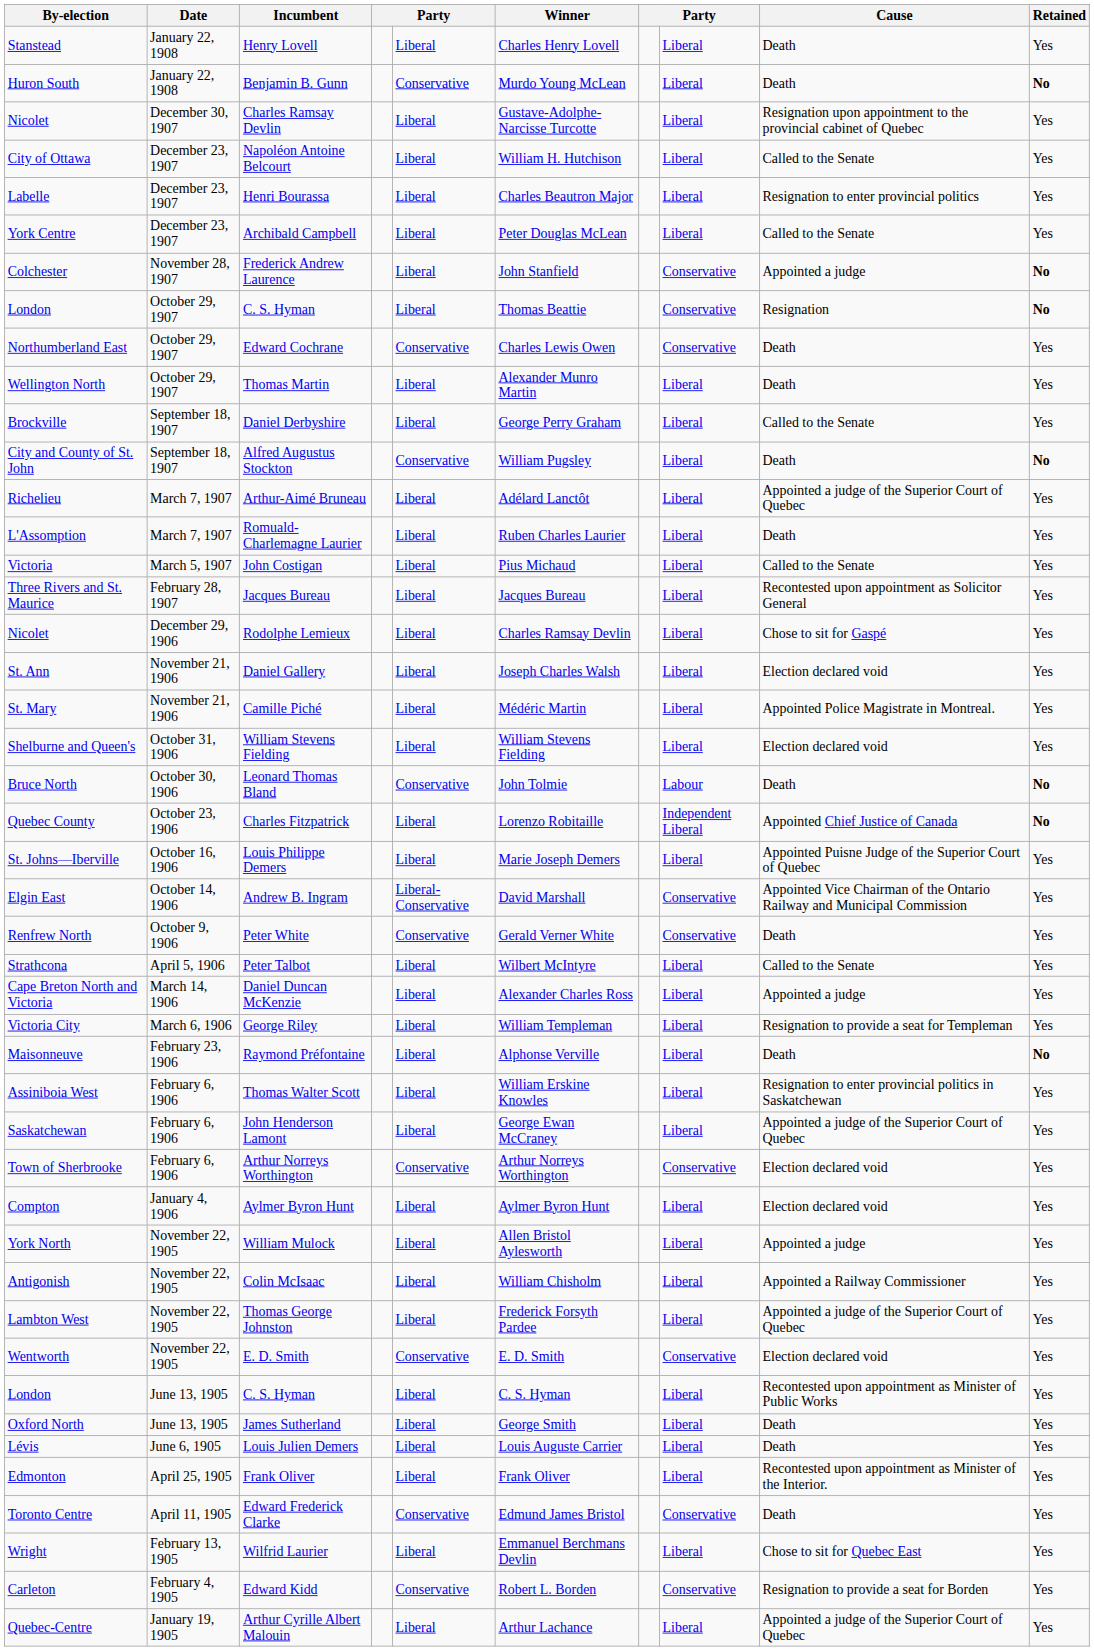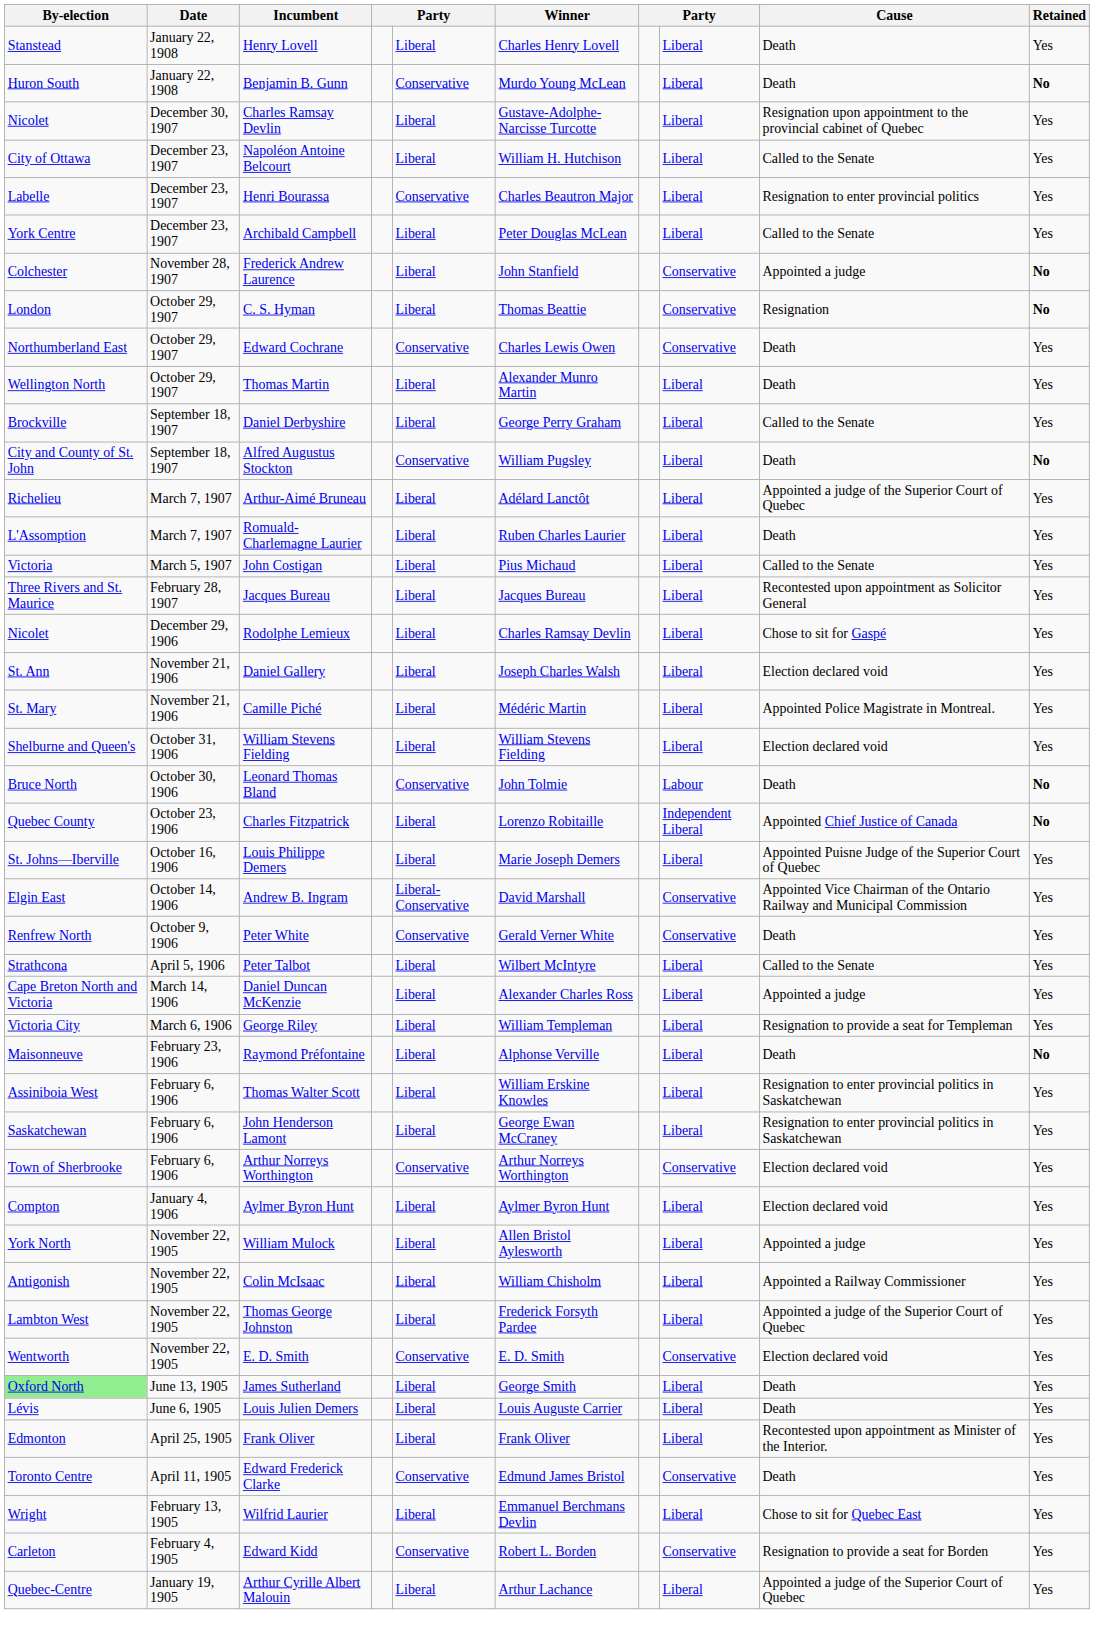(416, 196) Liberal -> (432, 196) Conservative
(883, 1130) Appointed a judge of the Superior Court of Quebec -> (878, 1130) Resignation to enter provincial politics in Saskatchewan
- row: (189, 1394)
(46, 1424) no background -> (46, 1386) lightgreen background
